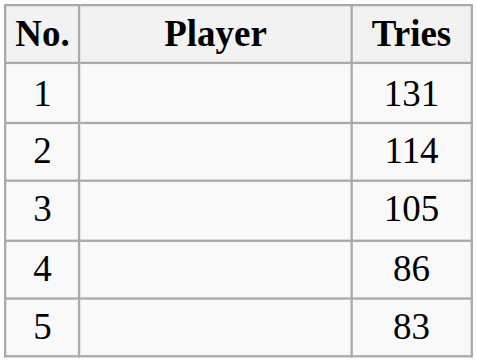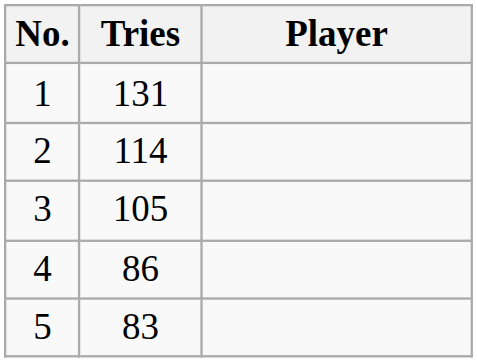columns swapped: (215, 33) <-> (412, 33)
